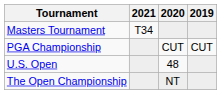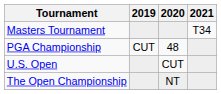columns swapped: (202, 13) <-> (144, 13)
(173, 47) CUT -> (173, 47) 48
(173, 64) 48 -> (173, 64) CUT
